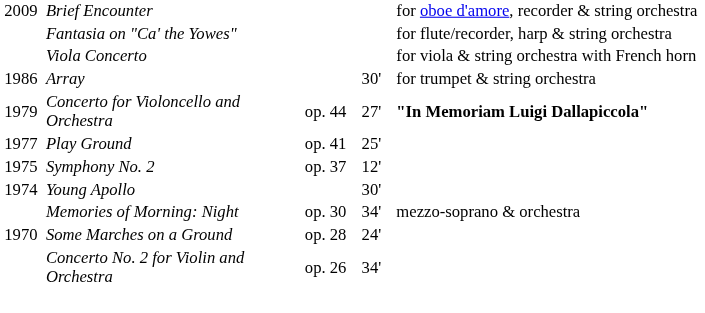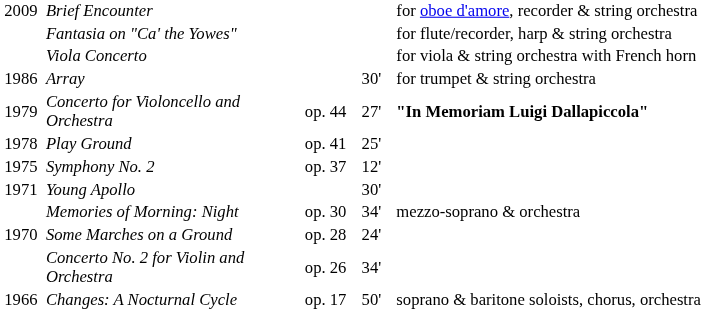(21, 143) 1977 -> (21, 143) 1978
(21, 189) 1974 -> (21, 189) 1971
+ row: (141, 299)
